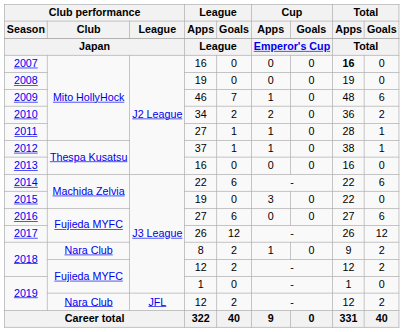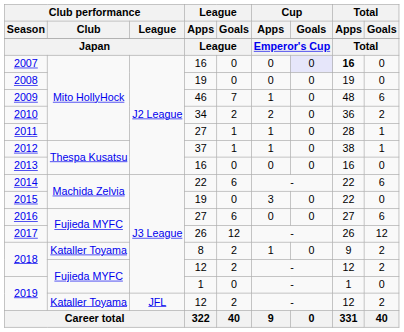(311, 64) no background -> (311, 64) lavender background
(89, 251) Nara Club -> (89, 251) Kataller Toyama
(89, 302) Nara Club -> (89, 302) Kataller Toyama
